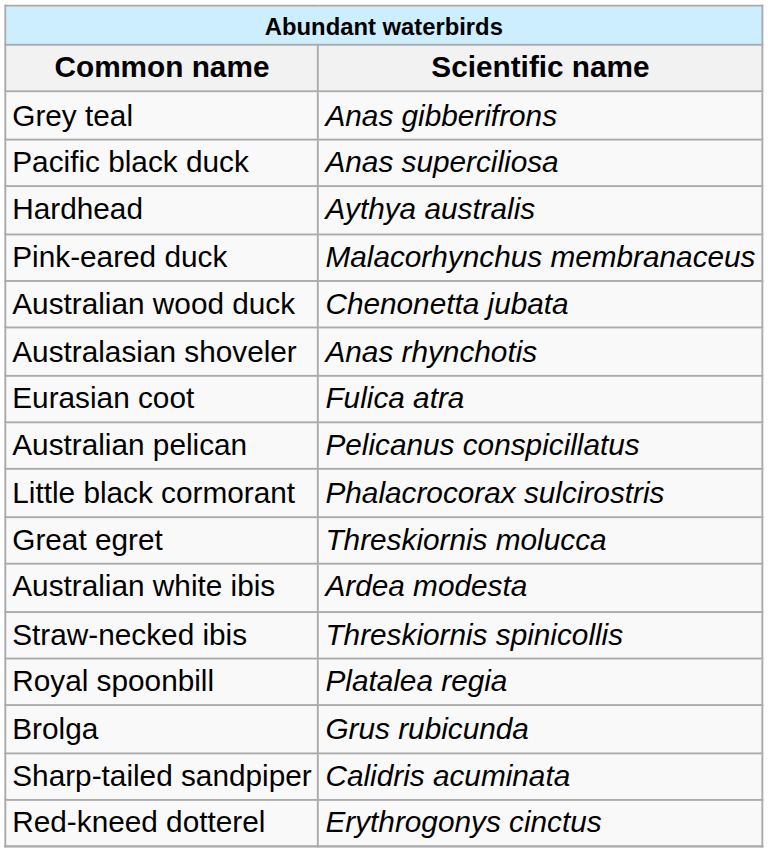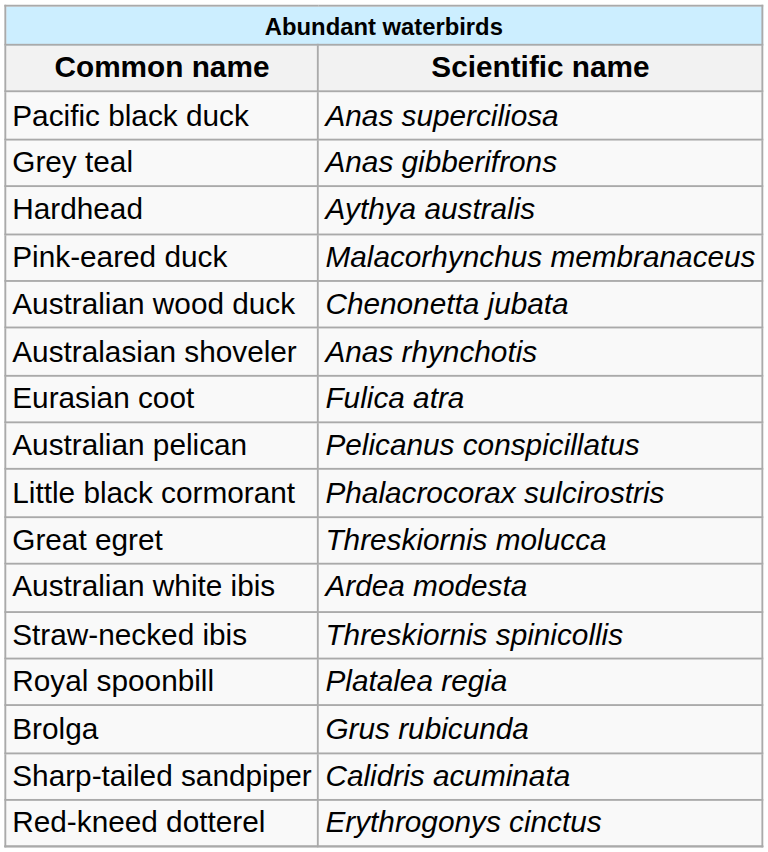rows swapped: (73, 115) <-> (131, 162)
